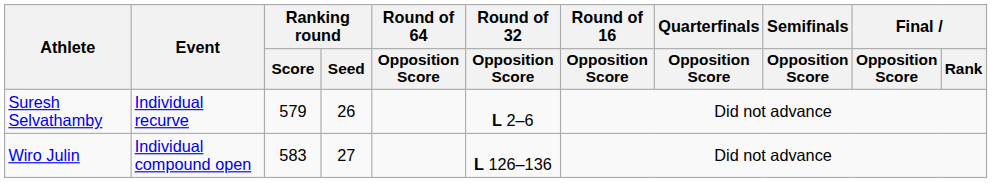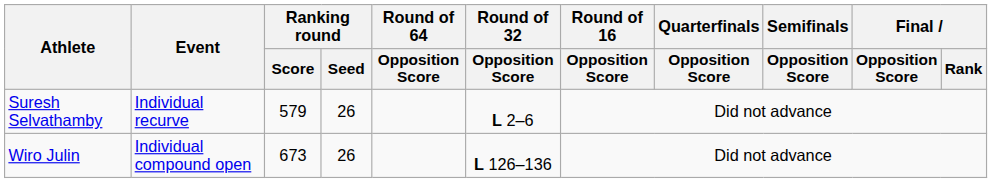(293, 156) 583 -> (293, 156) 673
(346, 156) 27 -> (346, 156) 26
